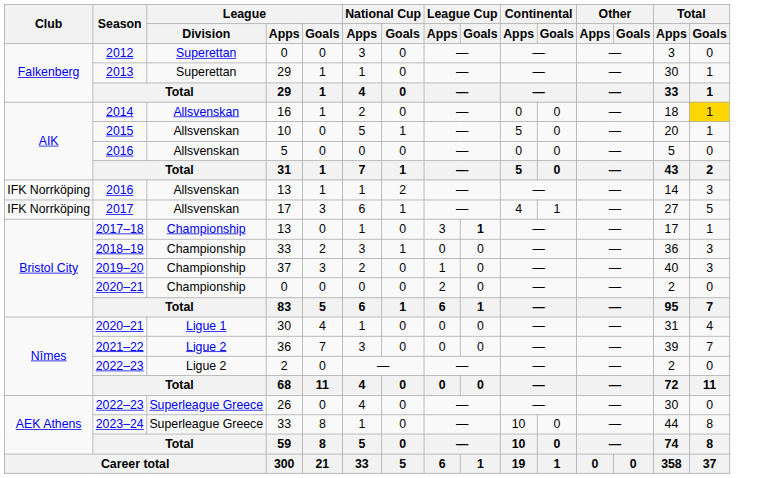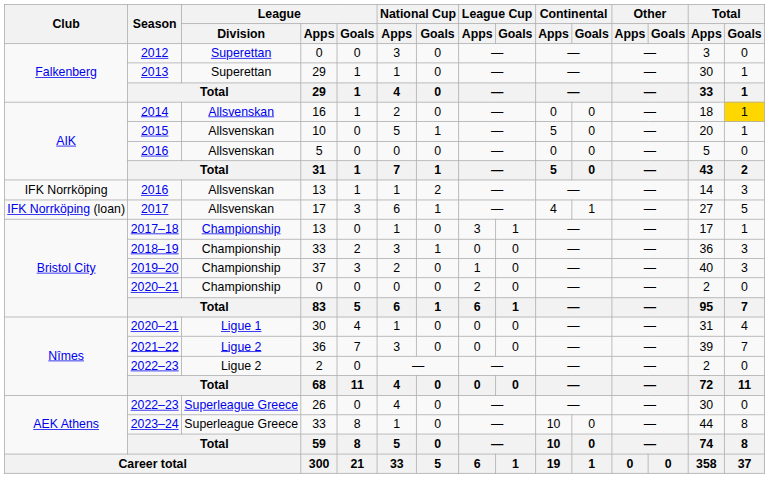(49, 209) IFK Norrköping -> (66, 209) IFK Norrköping (loan)
(480, 229) bold -> (515, 229) normal
